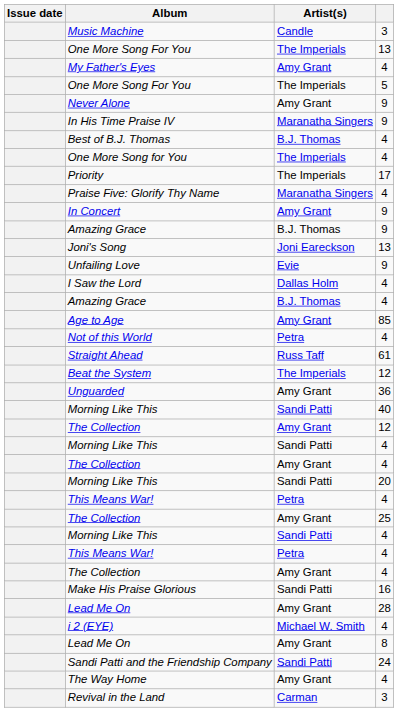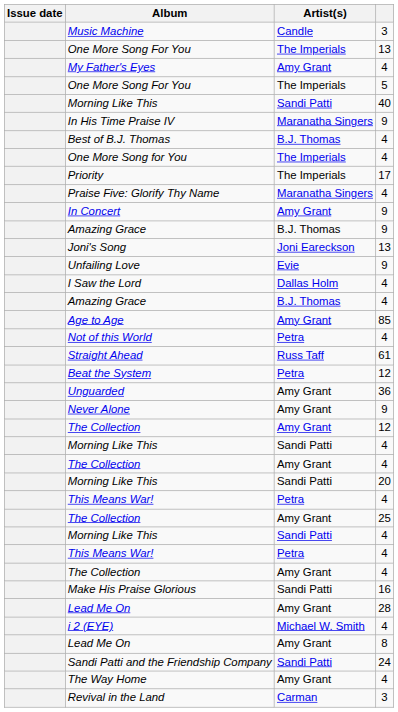rows swapped: (99, 103) <-> (113, 409)
(311, 373) The Imperials -> (291, 373) Petra
